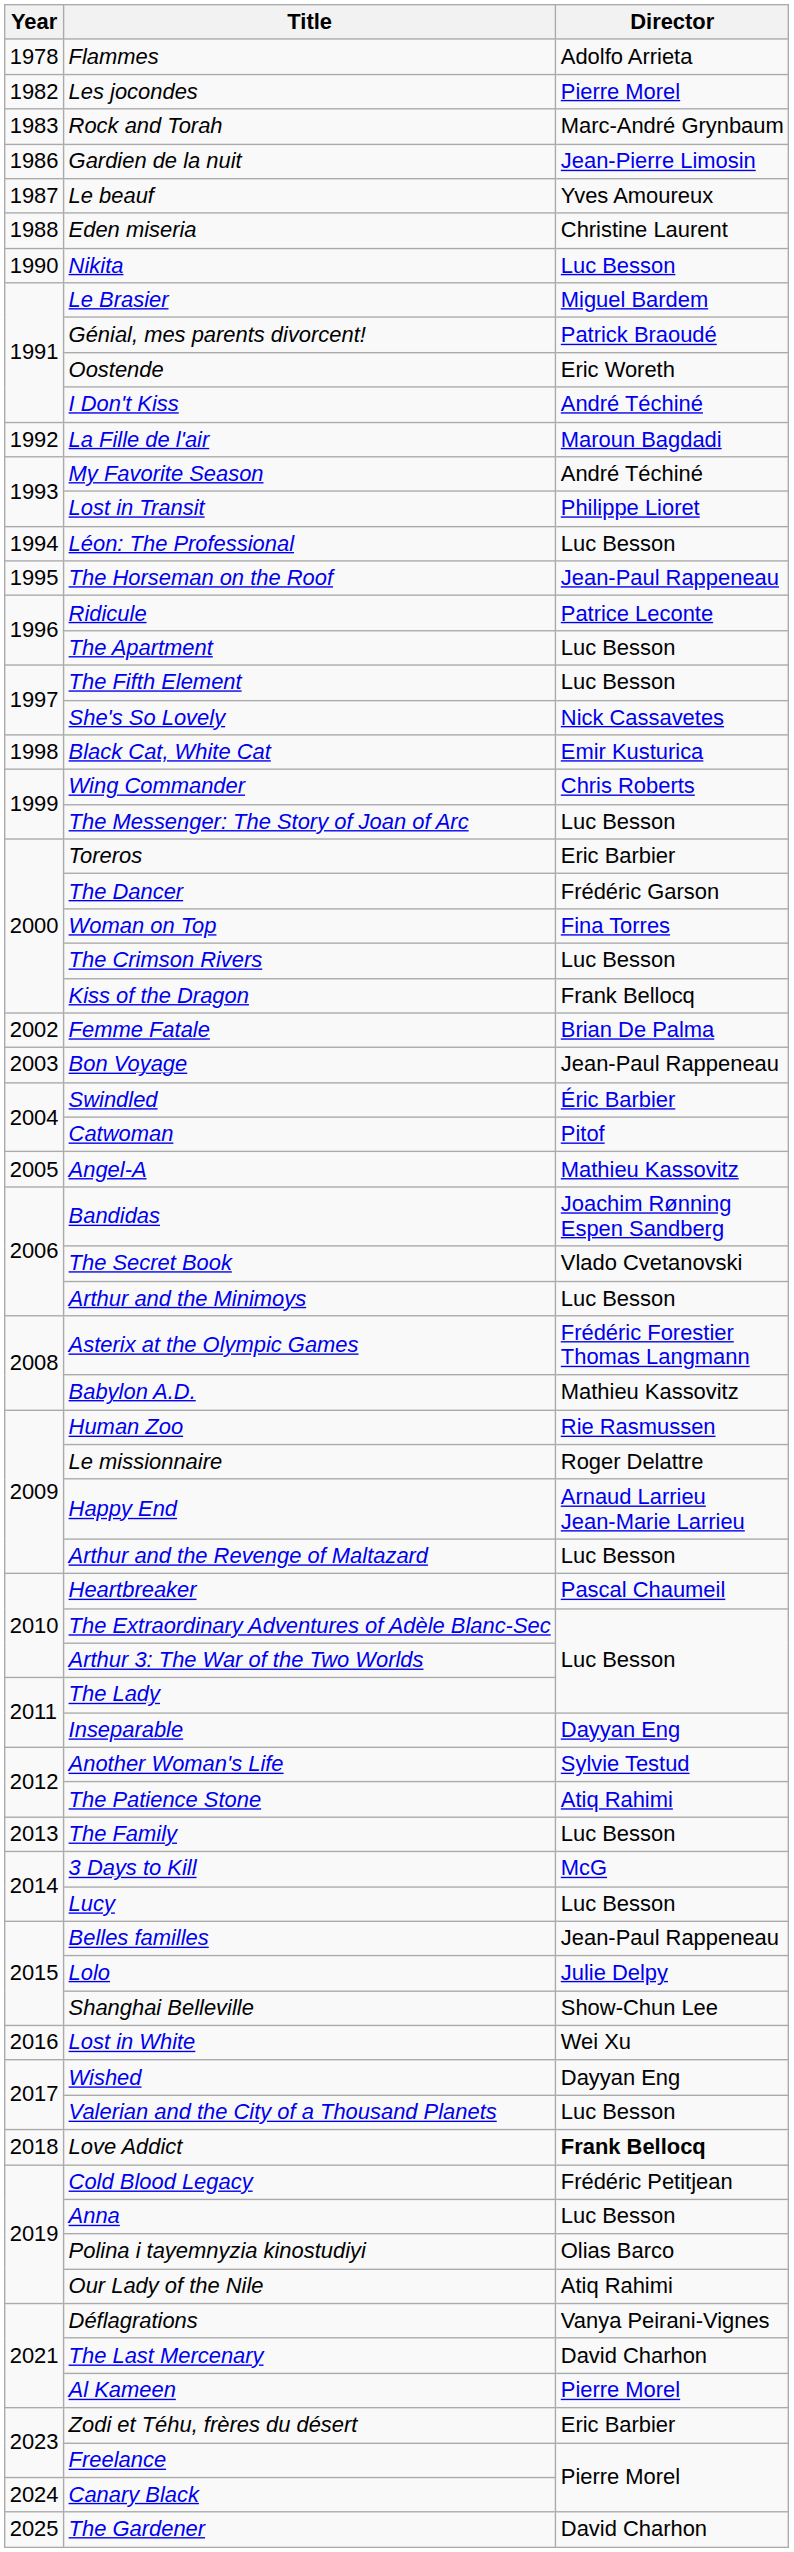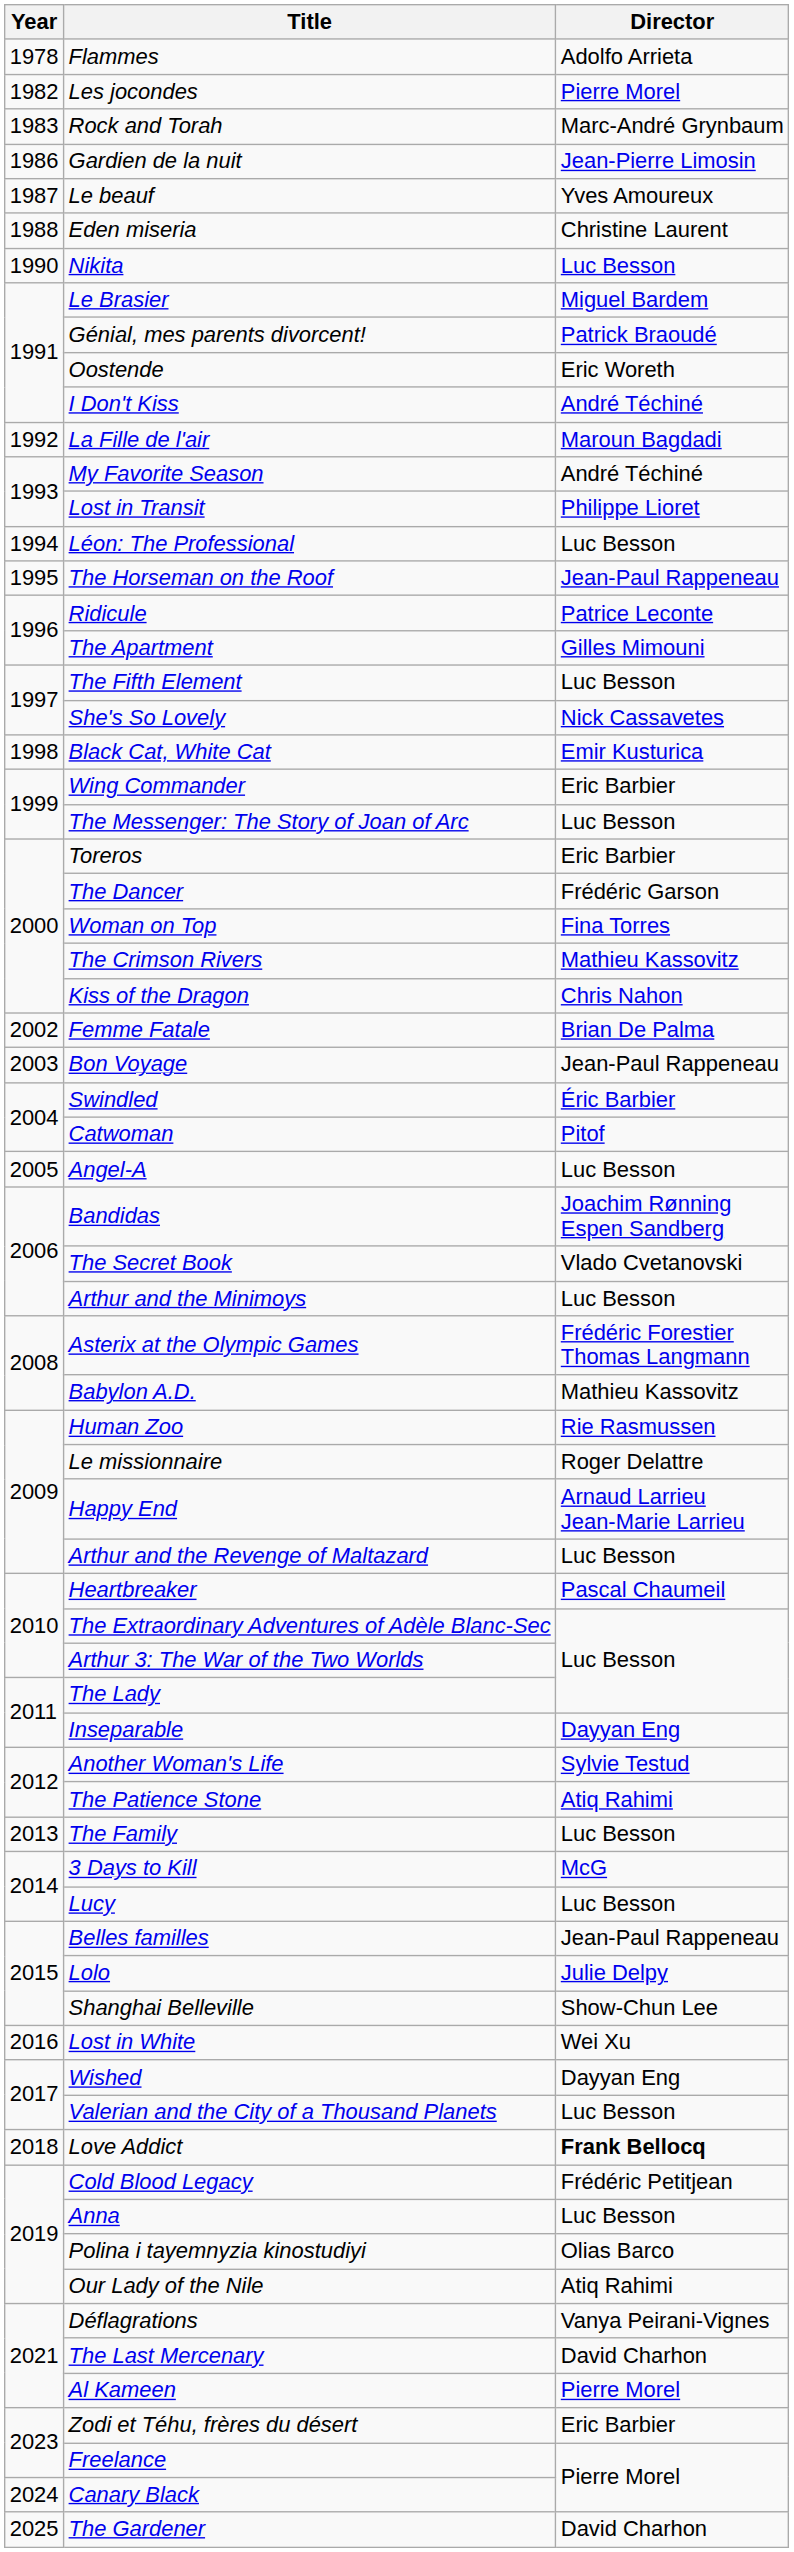(618, 647) Luc Besson -> (633, 647) Gilles Mimouni
(628, 786) Chris Roberts -> (618, 786) Eric Barbier
(618, 960) Luc Besson -> (650, 960) Mathieu Kassovitz
(628, 995) Frank Bellocq -> (622, 995) Chris Nahon
(650, 1169) Mathieu Kassovitz -> (618, 1169) Luc Besson
